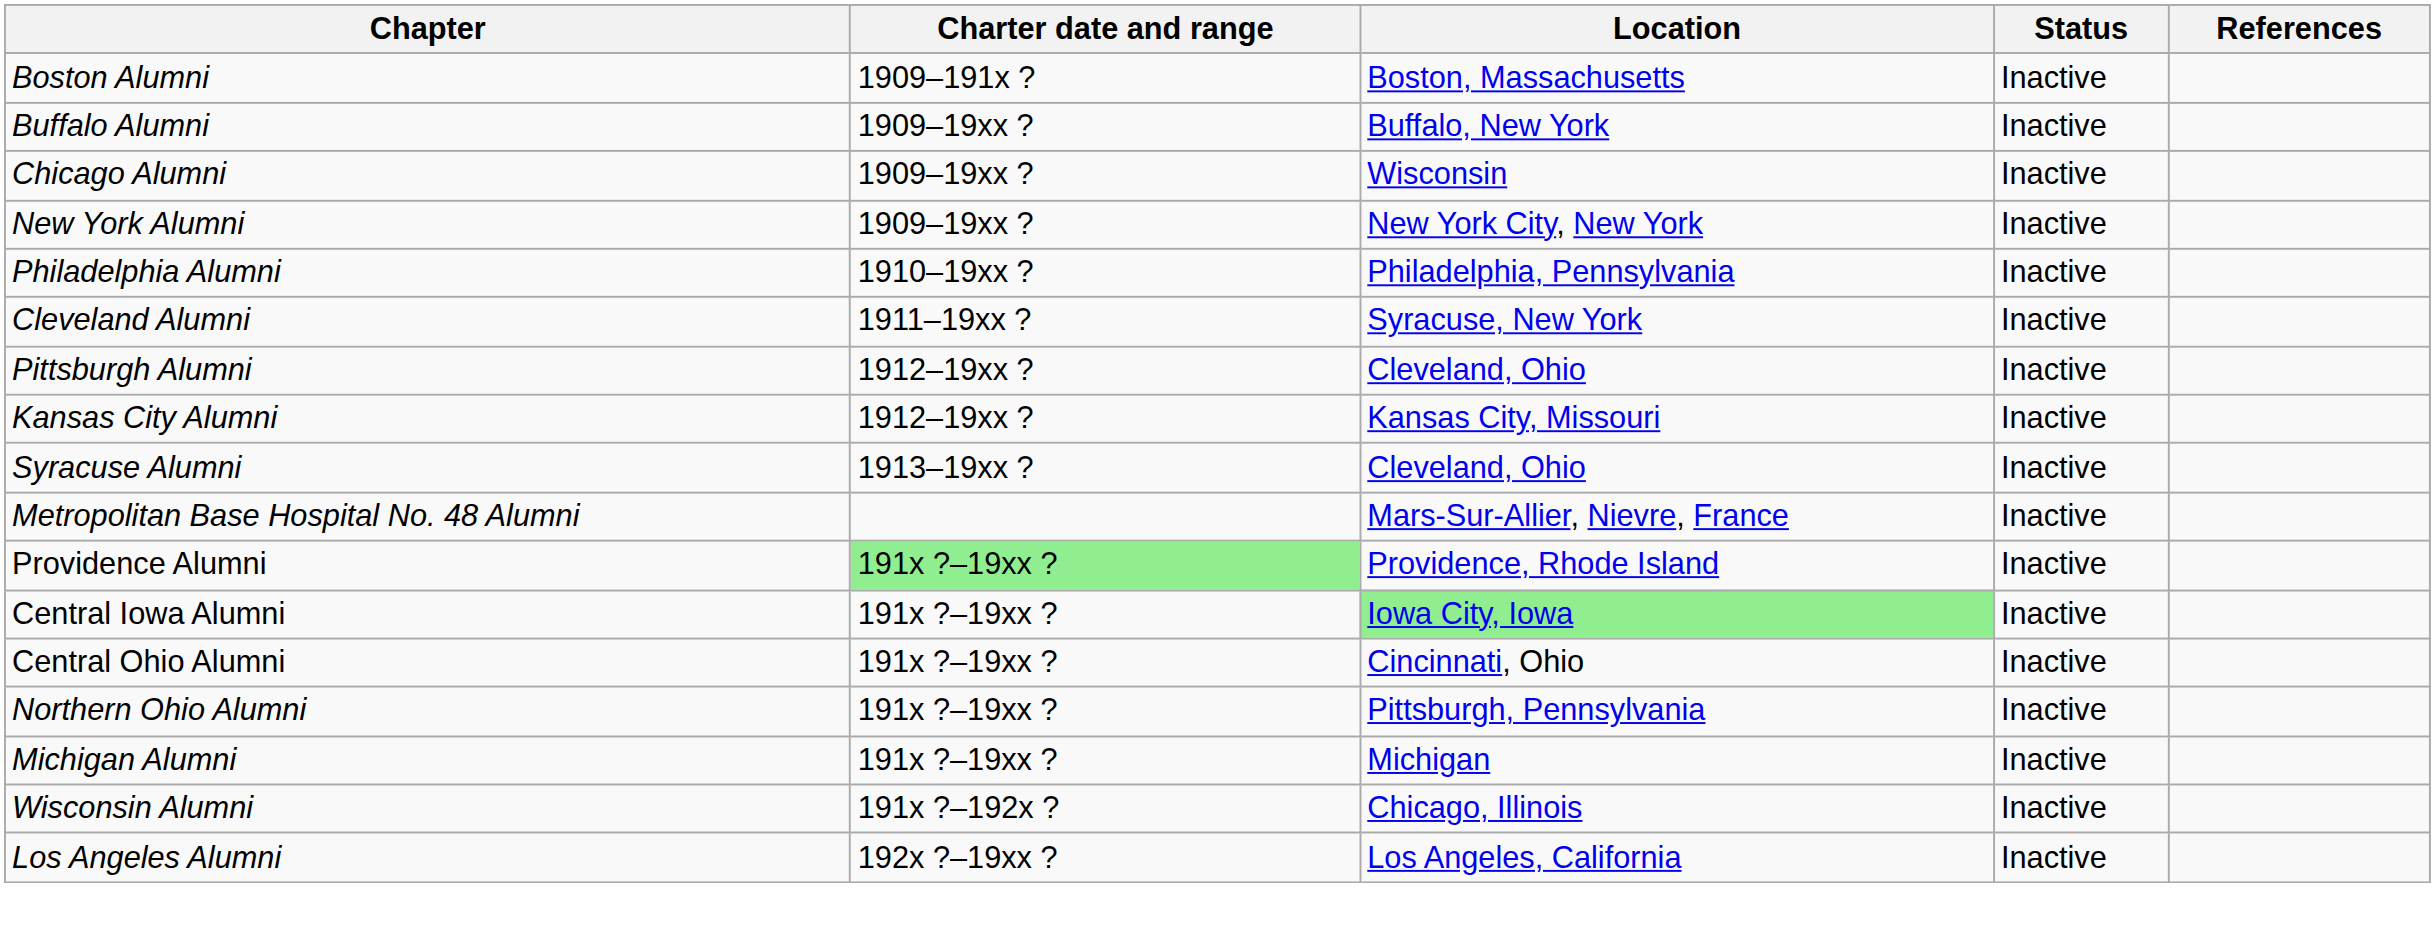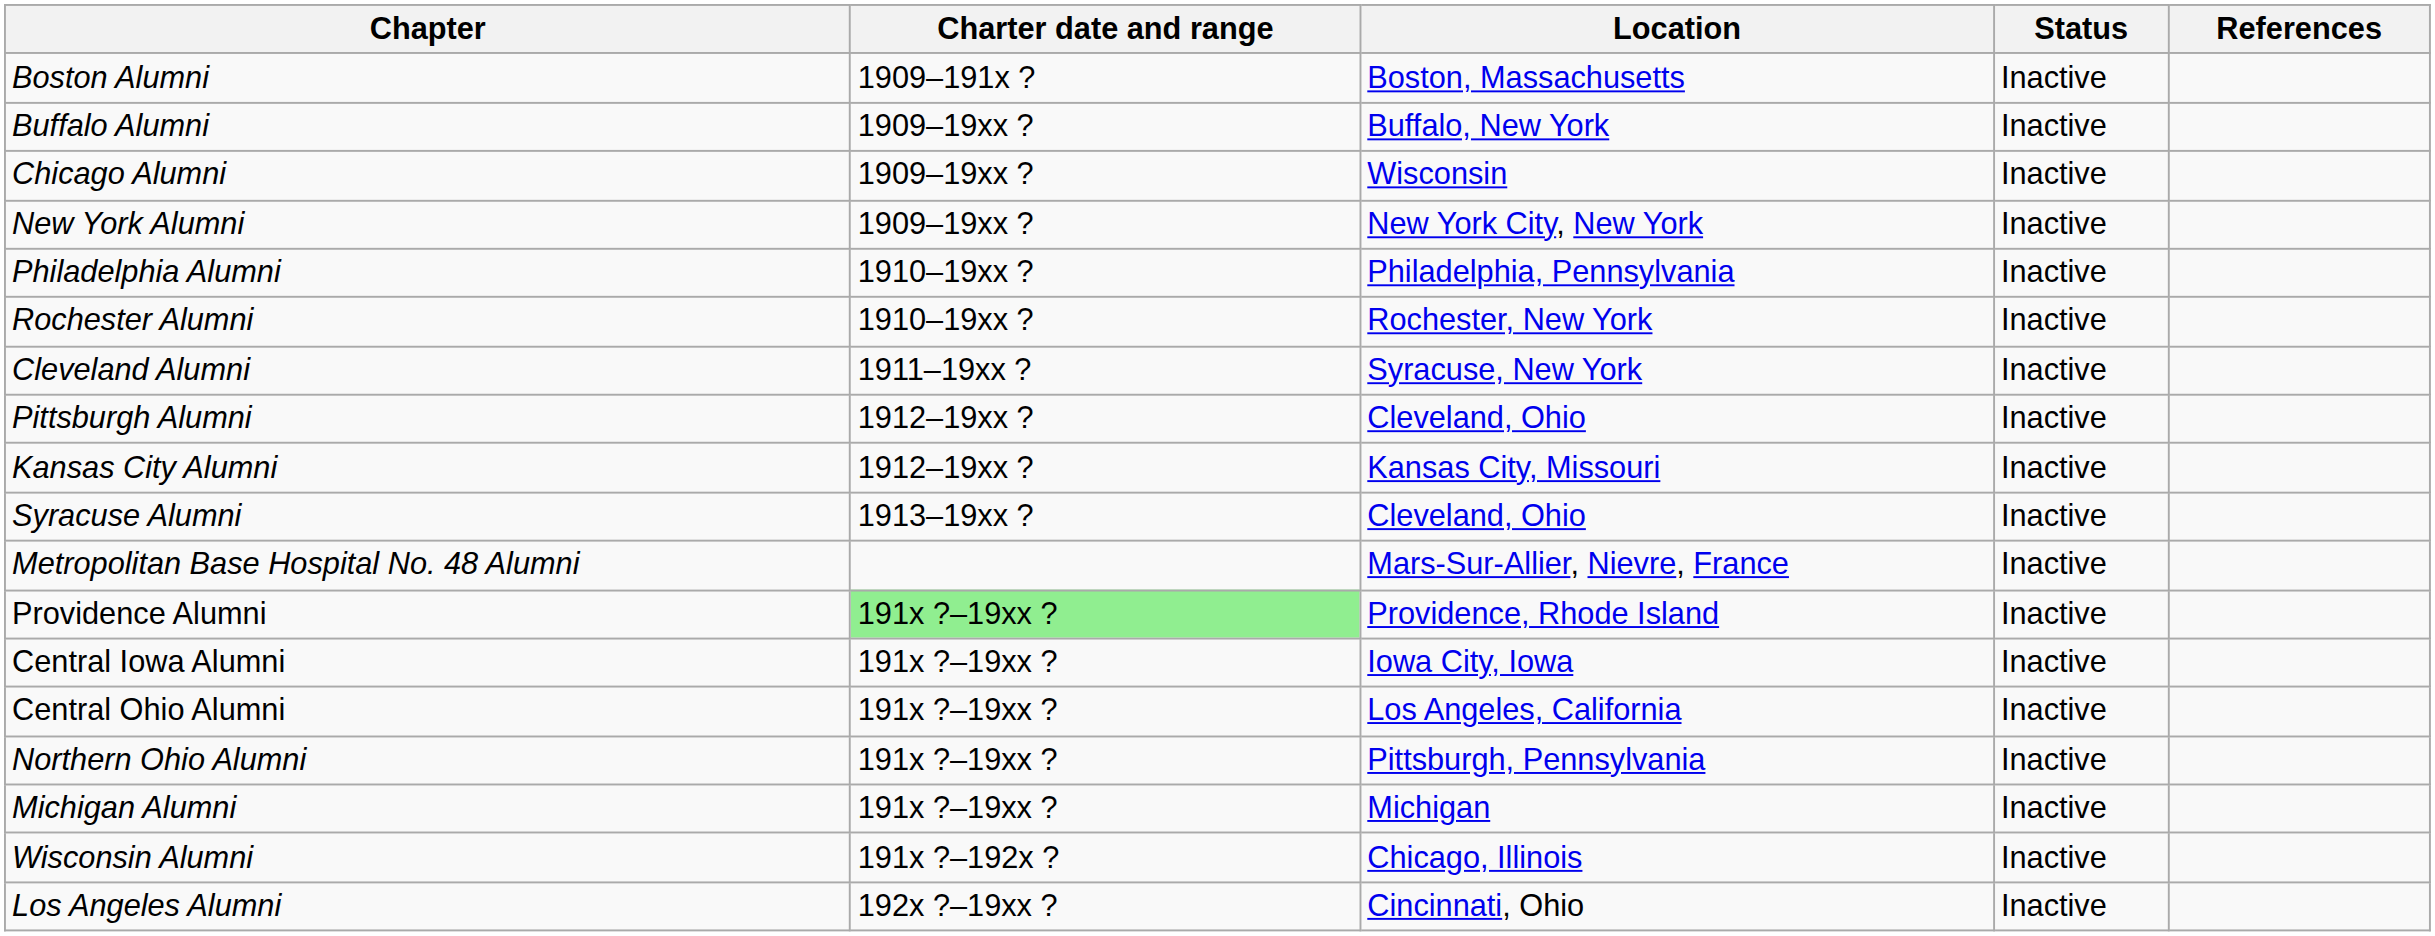+ row: (133, 321)
(1470, 613) lightgreen background -> (1470, 662) no background
(1476, 662) Cincinnati, Ohio -> (1524, 710) Los Angeles, California
(1524, 857) Los Angeles, California -> (1476, 905) Cincinnati, Ohio
